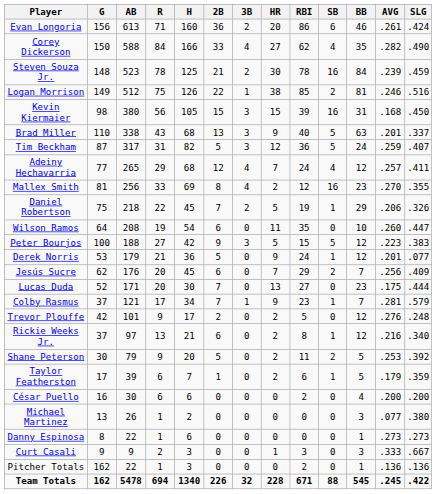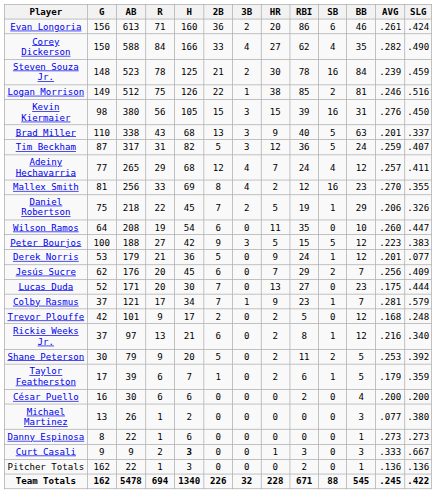(390, 112) .168 -> (390, 112) .276
(390, 316) .276 -> (390, 316) .168
(189, 452) normal -> (189, 452) bold
